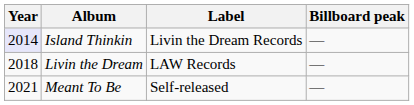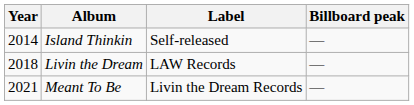(23, 40) lavender background -> (23, 40) no background
(226, 40) Livin the Dream Records -> (189, 40) Self-released
(189, 87) Self-released -> (226, 87) Livin the Dream Records
